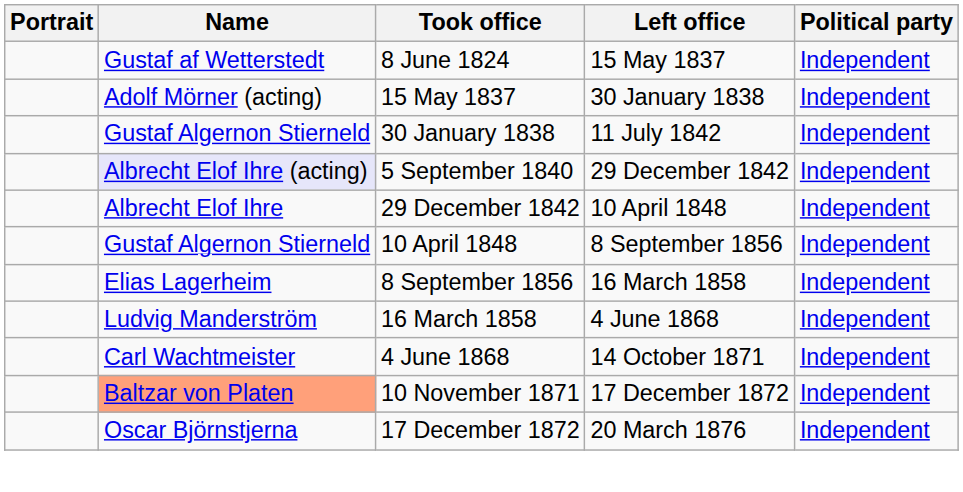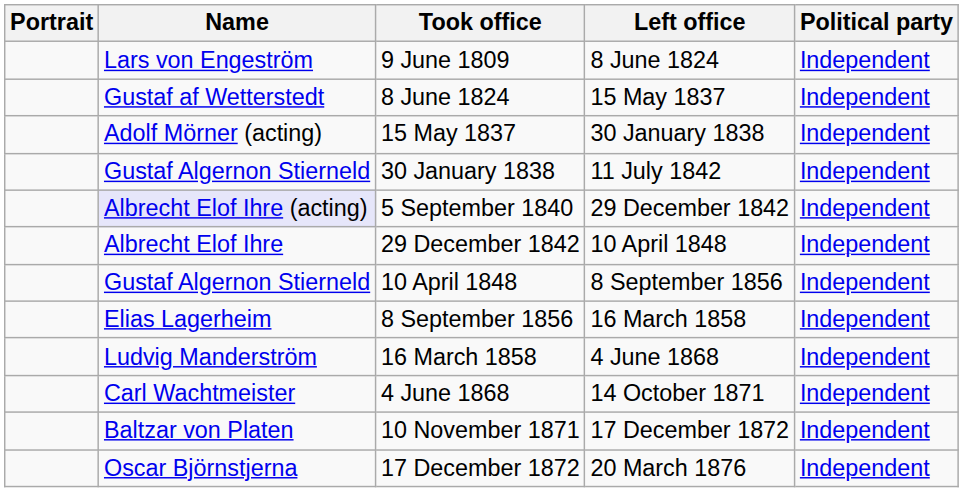+ row: (445, 60)
(199, 393) lightsalmon background -> (199, 430) no background
